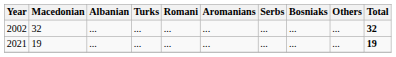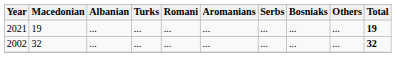rows swapped: (17, 28) <-> (17, 44)
